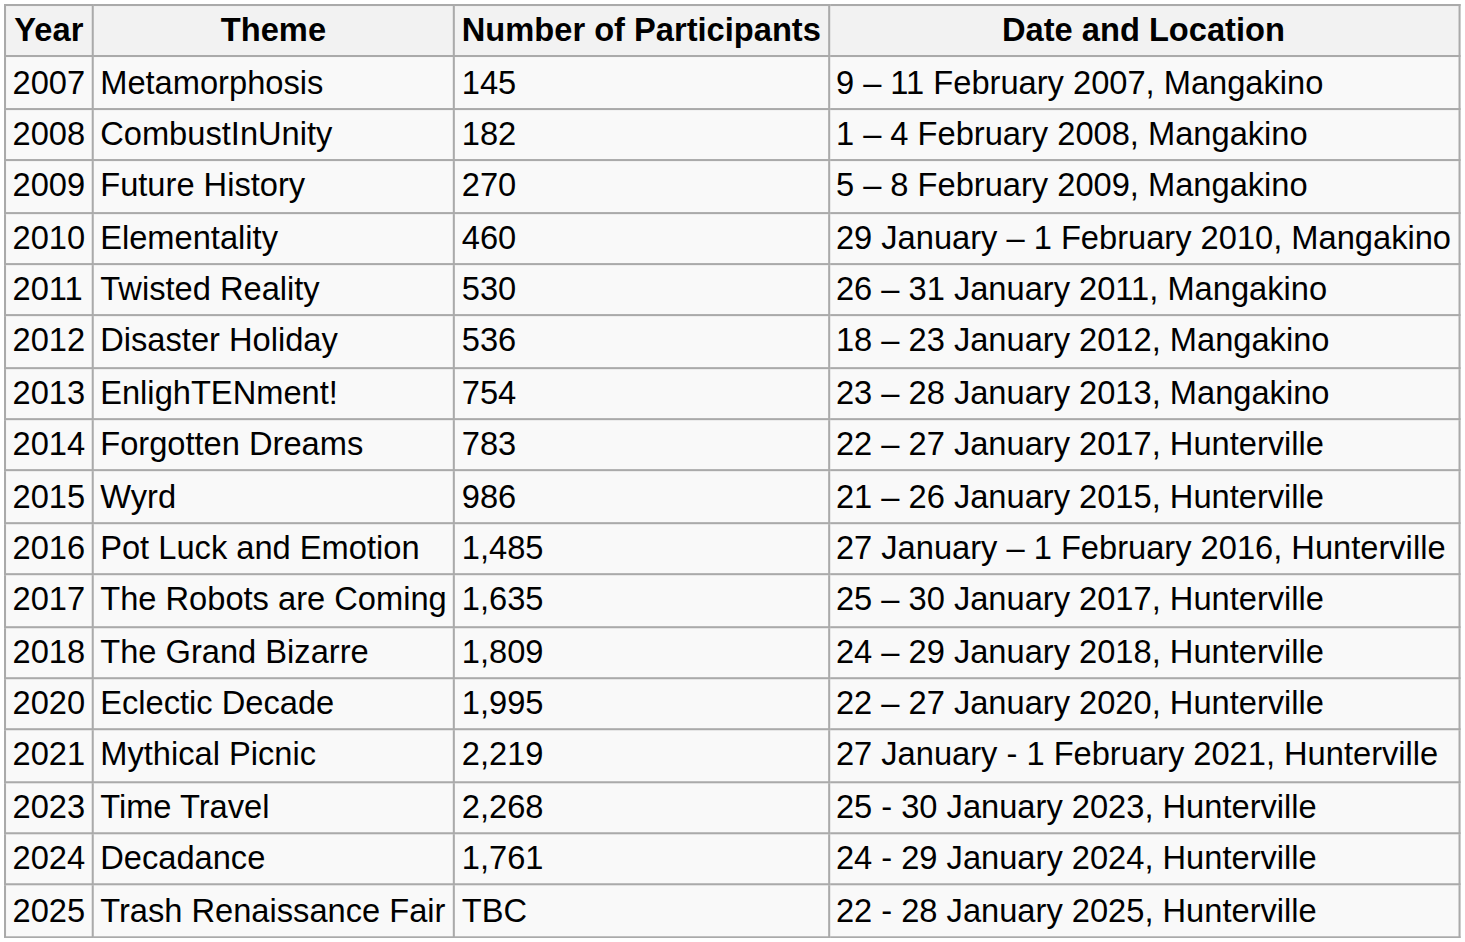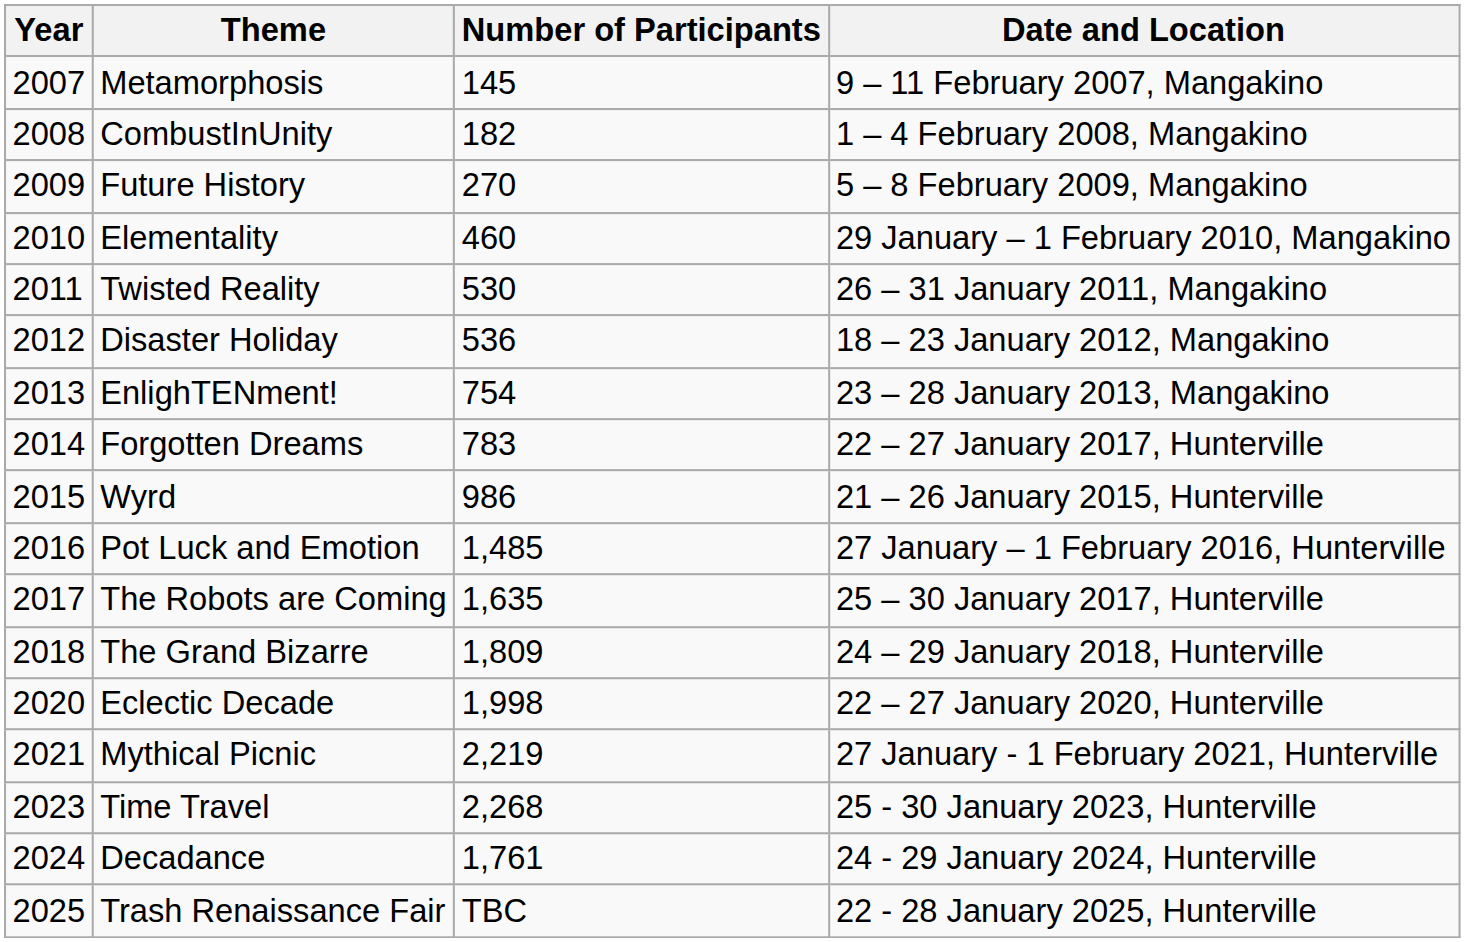(503, 703) 1,995 -> (503, 703) 1,998
